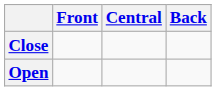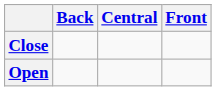columns swapped: (77, 18) <-> (188, 18)
